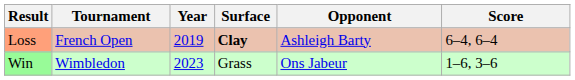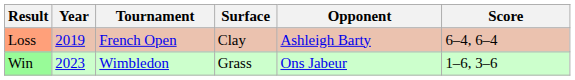columns swapped: (192, 16) <-> (111, 16)
(233, 39) bold -> (232, 39) normal
